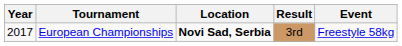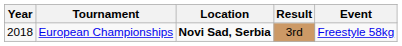(20, 32) 2017 -> (20, 32) 2018
